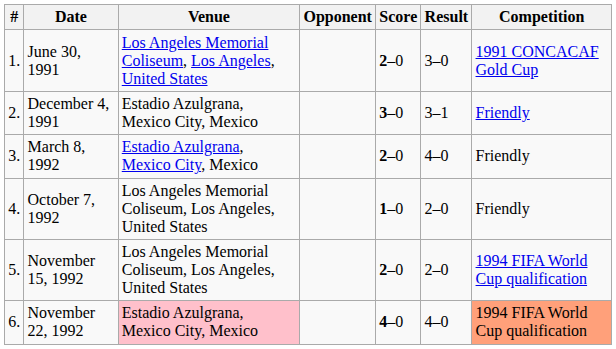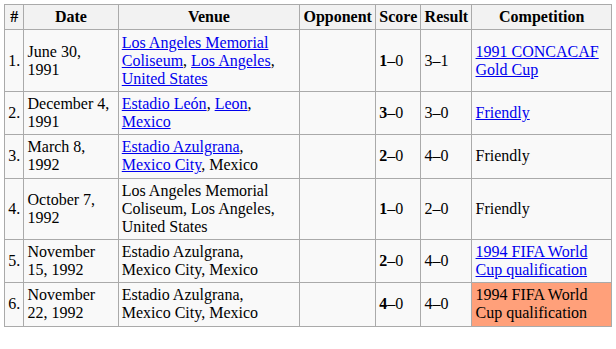(391, 60) 2–0 -> (391, 60) 1–0
(437, 60) 3–0 -> (437, 60) 3–1
(190, 112) Estadio Azulgrana, Mexico City, Mexico -> (187, 112) Estadio León, Leon, Mexico
(437, 112) 3–1 -> (437, 112) 3–0
(198, 270) Los Angeles Memorial Coliseum, Los Angeles, United States -> (190, 261) Estadio Azulgrana, Mexico City, Mexico
(437, 270) 2–0 -> (437, 261) 4–0
(190, 322) pink background -> (190, 304) no background
